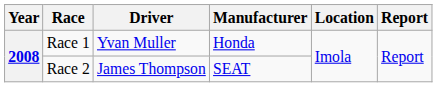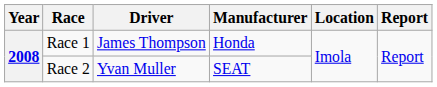(136, 43) Yvan Muller -> (151, 43) James Thompson
(151, 69) James Thompson -> (136, 69) Yvan Muller
